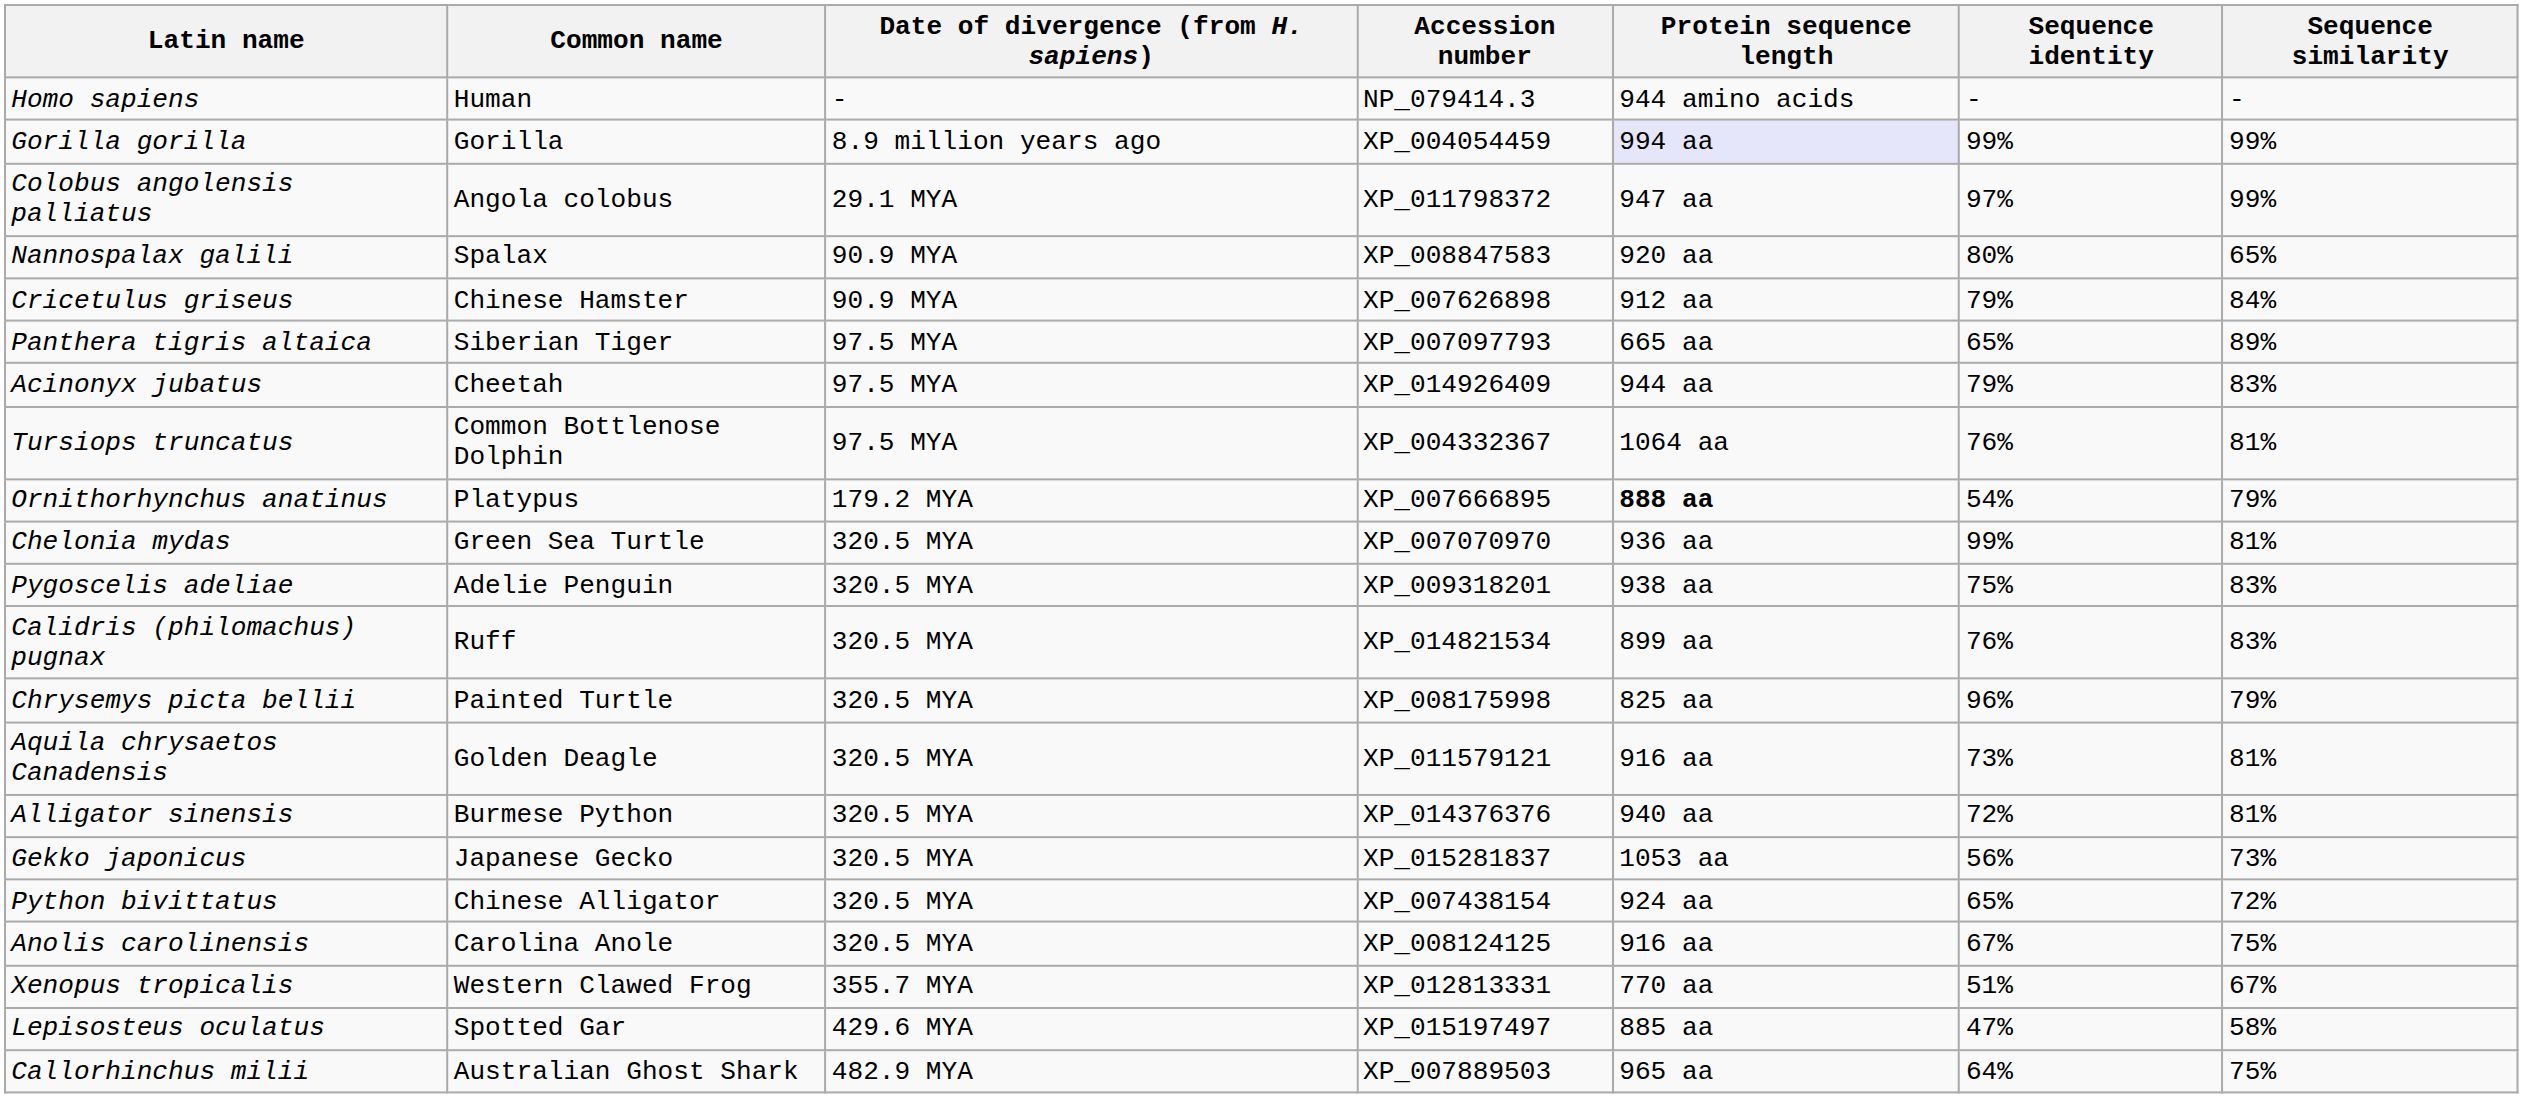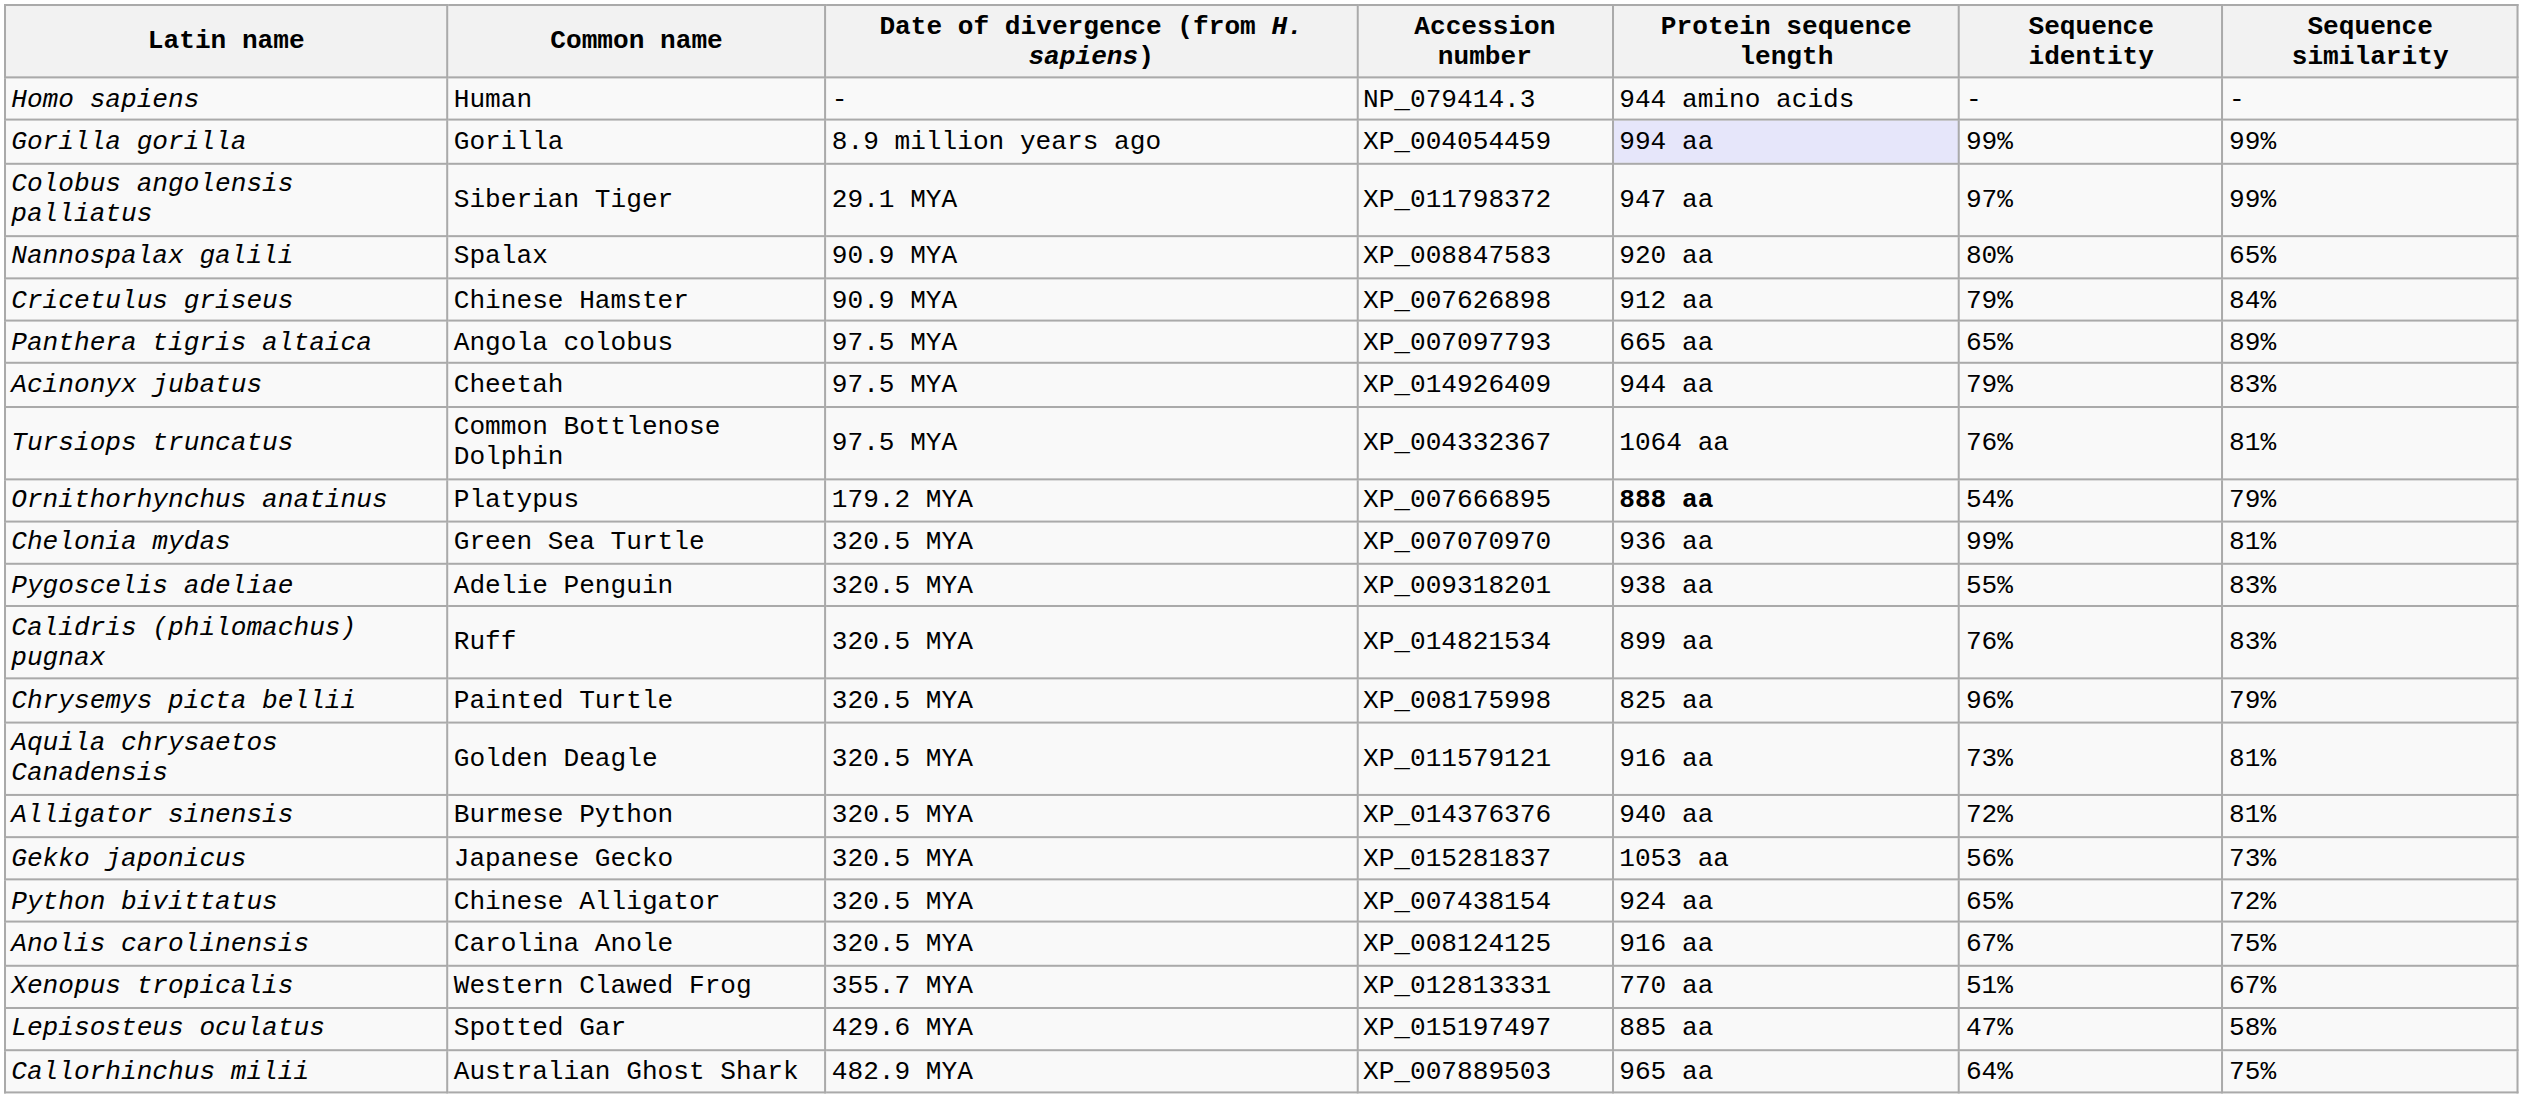(564, 199) Angola colobus -> (564, 199) Siberian Tiger
(564, 342) Siberian Tiger -> (564, 342) Angola colobus
(1989, 585) 75% -> (1989, 585) 55%
